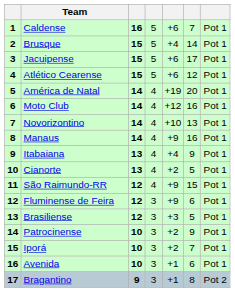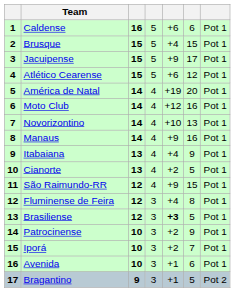(192, 28) 7 -> (192, 28) 6
(192, 43) 14 -> (192, 43) 15
(173, 59) +6 -> (173, 59) +9
(173, 201) +9 -> (173, 201) +4
(192, 201) 6 -> (192, 201) 8
(173, 216) normal -> (173, 216) bold
(192, 279) 8 -> (192, 279) 5
